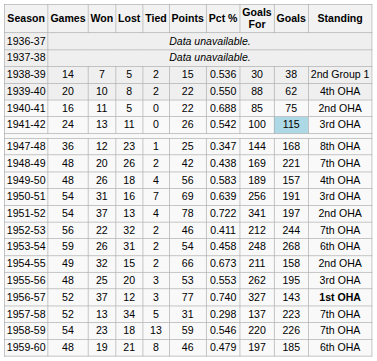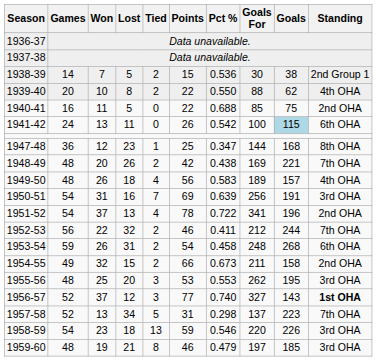(340, 125) 3rd OHA -> (340, 125) 6th OHA
(291, 213) 197 -> (291, 213) 196
(340, 331) 7th OHA -> (340, 331) 3rd OHA
(340, 347) 6th OHA -> (340, 347) 3rd OHA
